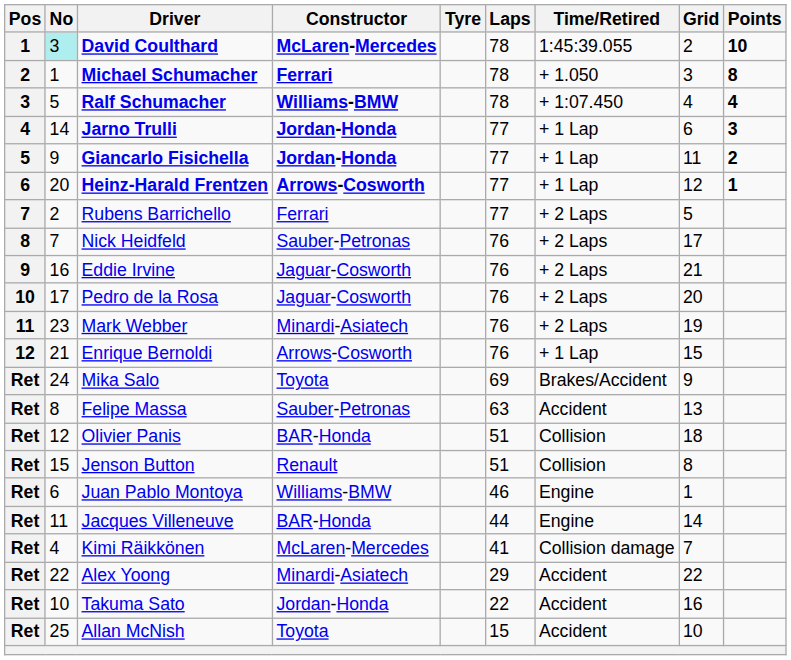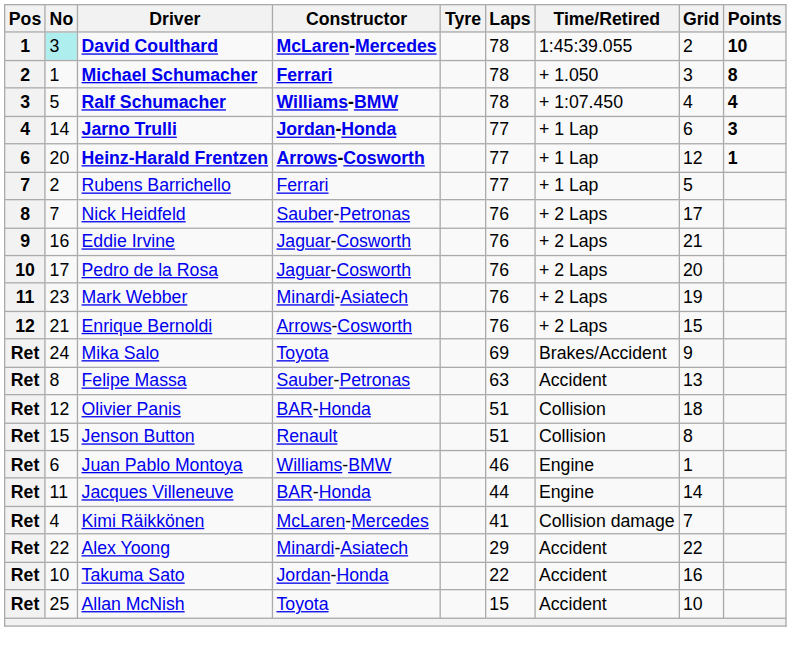- row: (165, 158)
(573, 213) + 2 Laps -> (569, 185) + 1 Lap
(569, 353) + 1 Lap -> (573, 325) + 2 Laps
